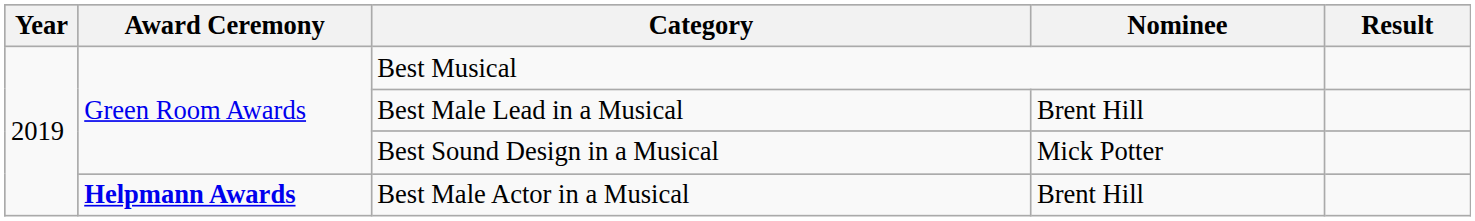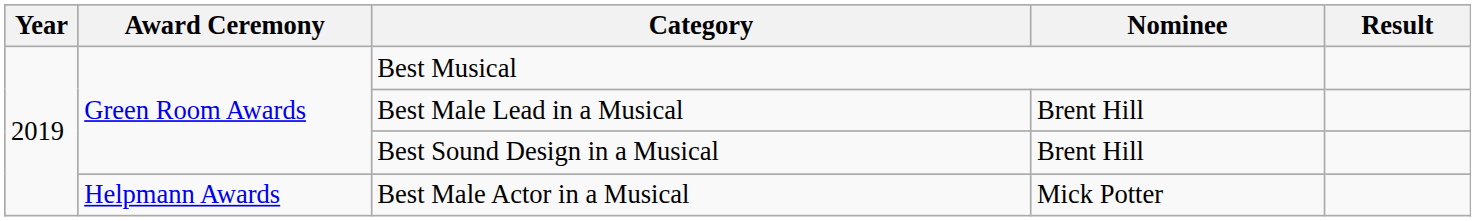(1100, 151) Mick Potter -> (1090, 151) Brent Hill
(190, 194) bold -> (182, 194) normal
(1090, 194) Brent Hill -> (1100, 194) Mick Potter
